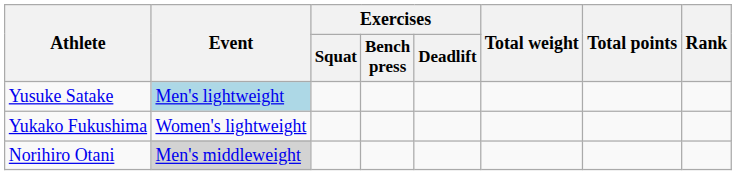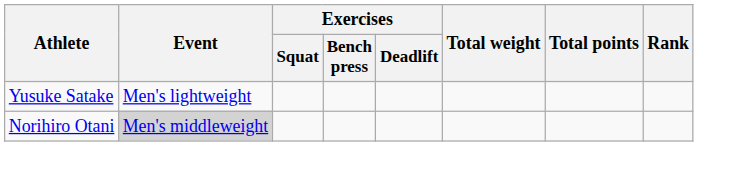(220, 96) lightblue background -> (187, 96) no background
- row: (78, 126)
